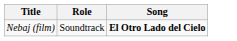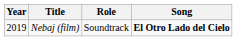+ column: (17, 12)
